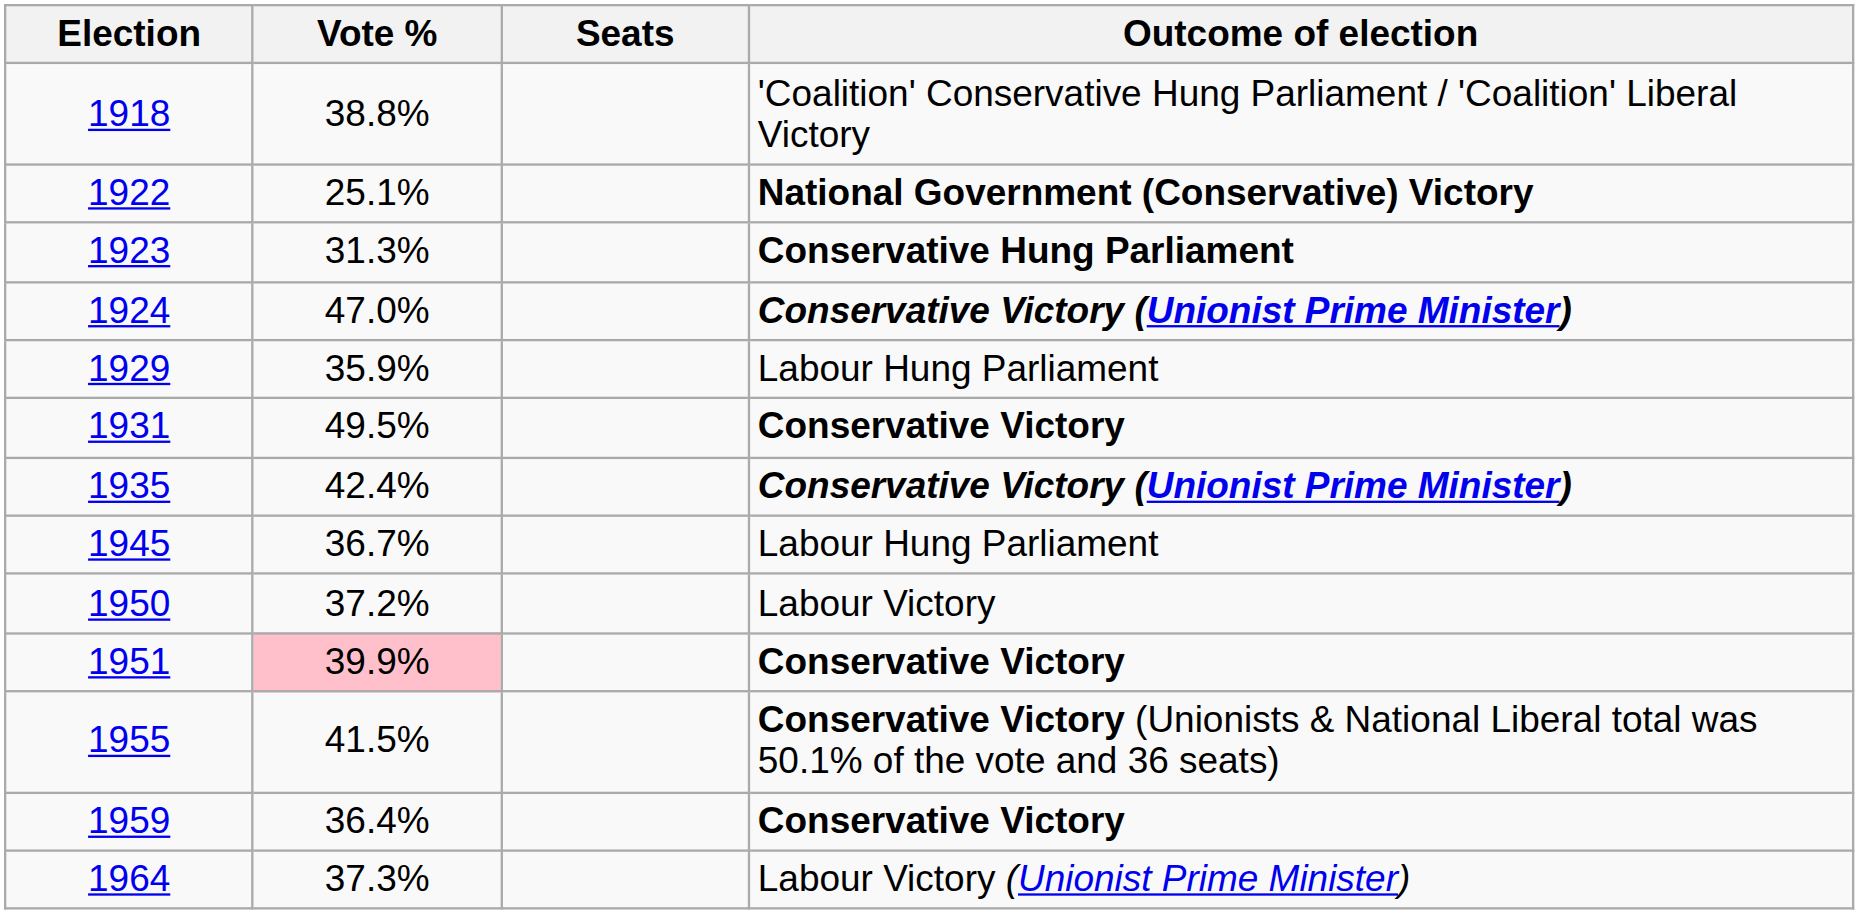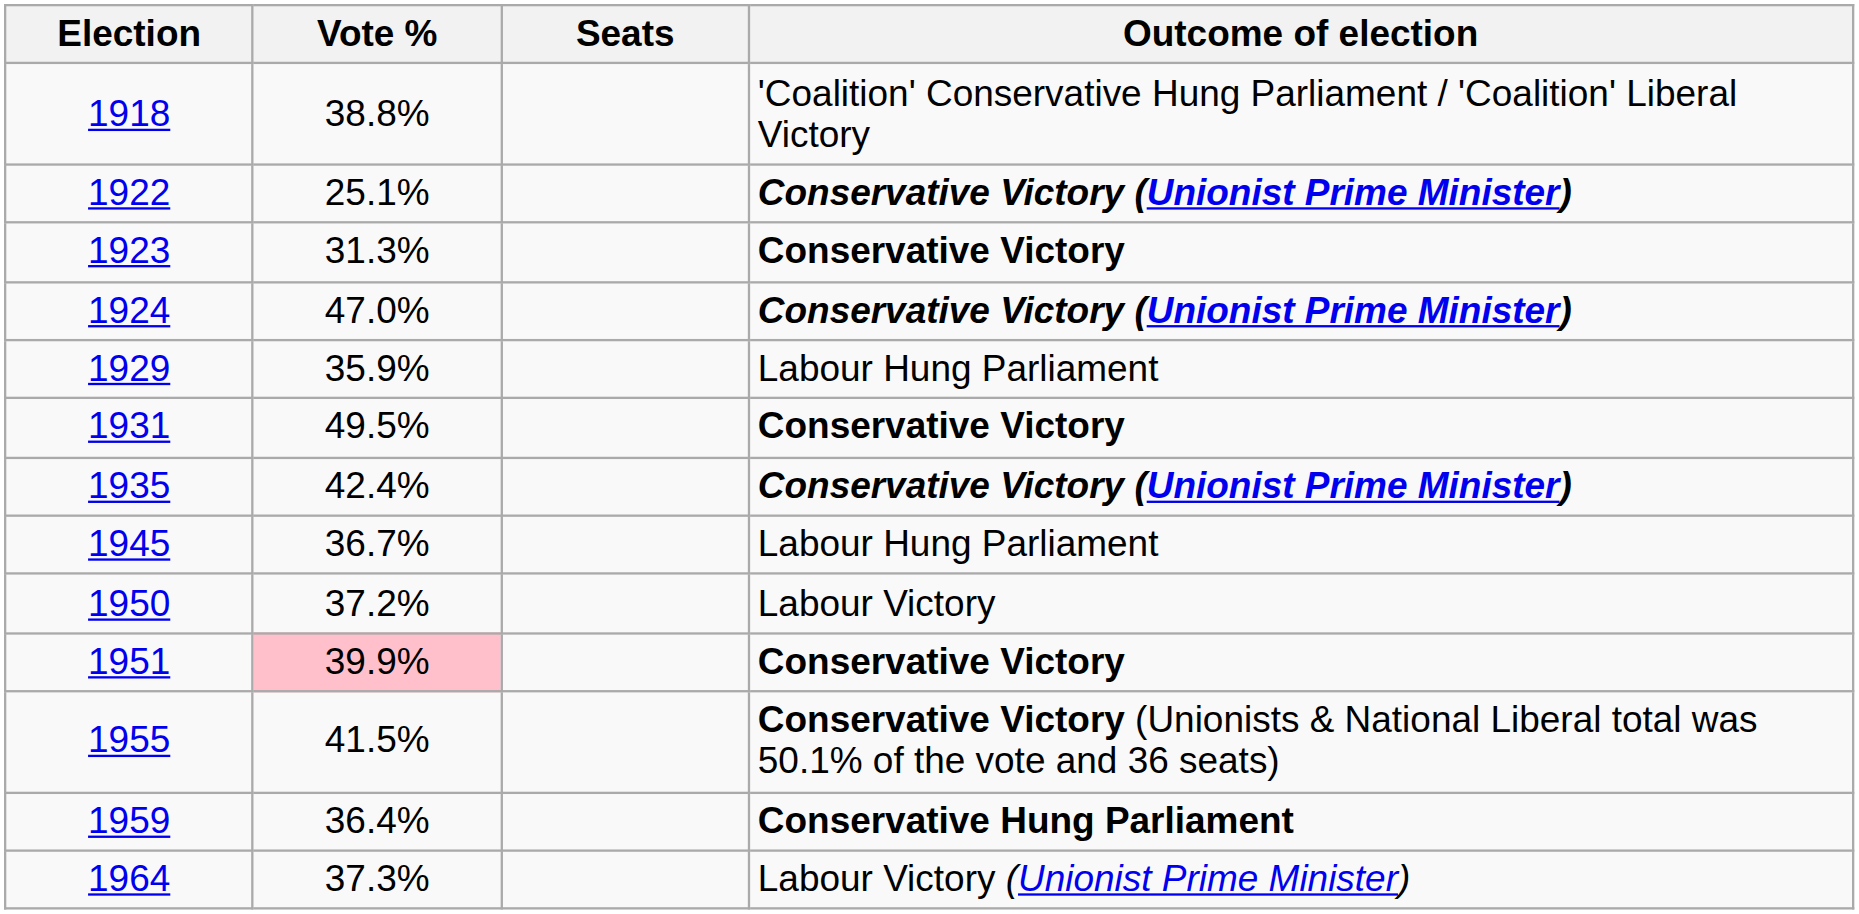(1146, 192) National Government (Conservative) Victory -> (1165, 192) Conservative Victory (Unionist Prime Minister)
(1026, 251) Conservative Hung Parliament -> (941, 251) Conservative Victory
(941, 820) Conservative Victory -> (1026, 820) Conservative Hung Parliament
